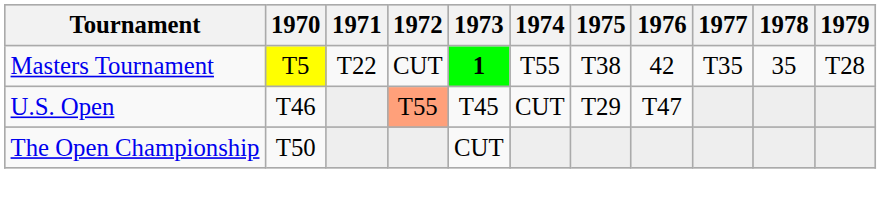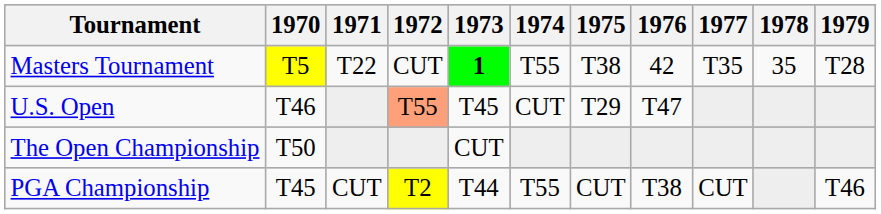+ row: (110, 188)
